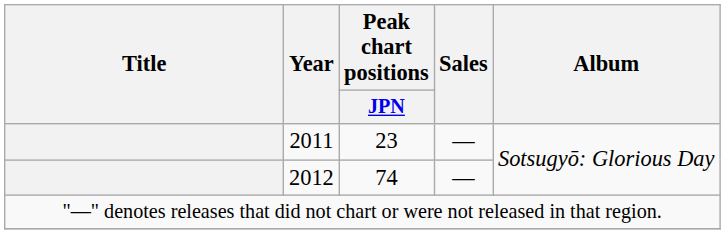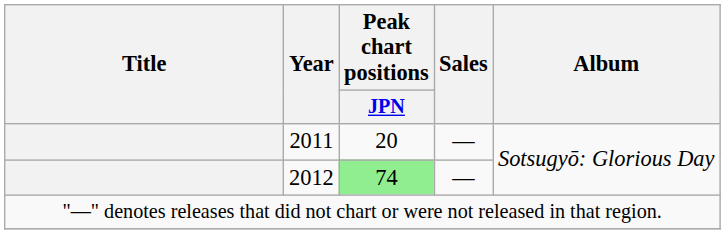(386, 141) 23 -> (386, 141) 20
(386, 176) no background -> (386, 176) lightgreen background
